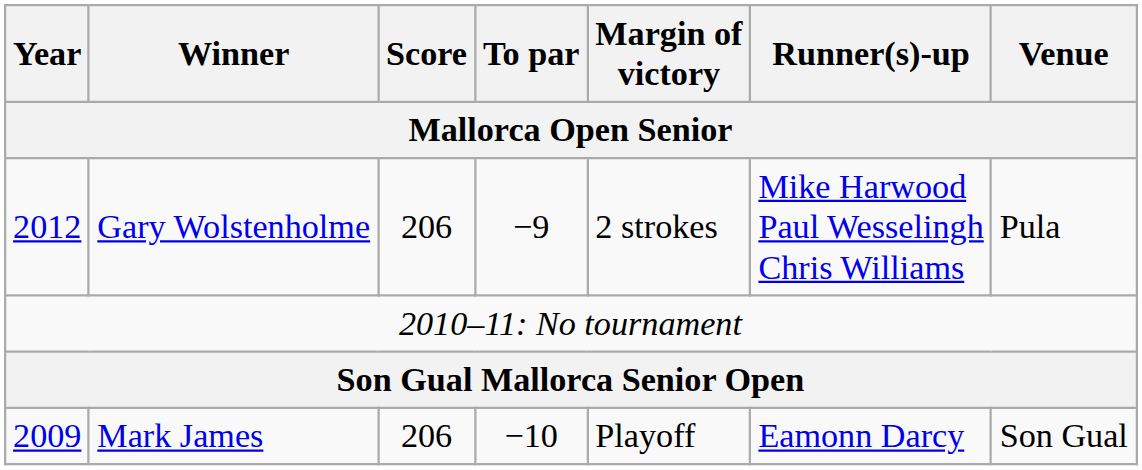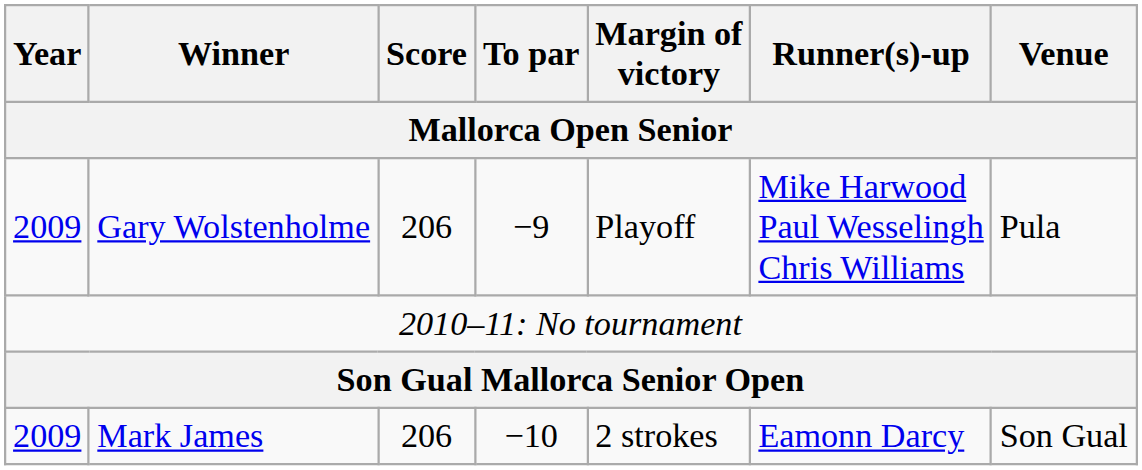(47, 226) 2012 -> (47, 226) 2009
(657, 226) 2 strokes -> (645, 226) Playoff
(645, 436) Playoff -> (657, 436) 2 strokes
